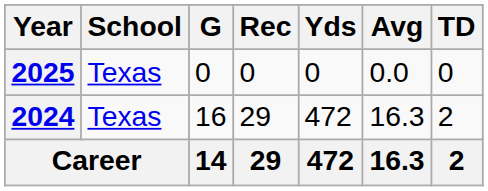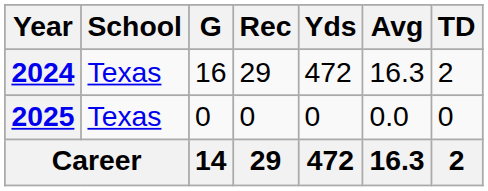rows swapped: (43, 116) <-> (43, 71)
